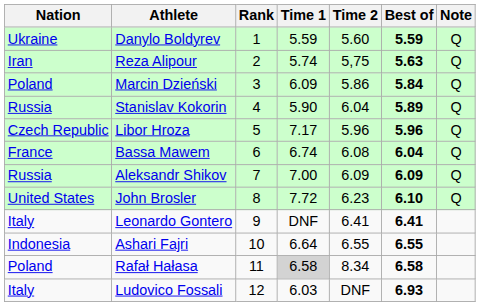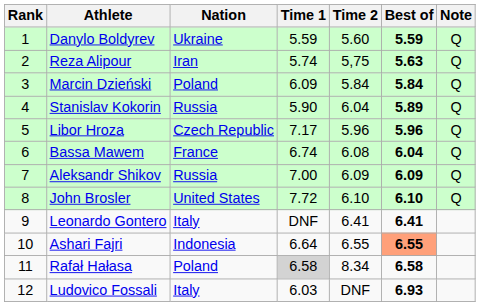columns swapped: (256, 15) <-> (58, 15)
(355, 84) 5.86 -> (355, 84) 5.84
(355, 198) 6.23 -> (355, 198) 6.10
(409, 244) no background -> (409, 244) lightsalmon background
